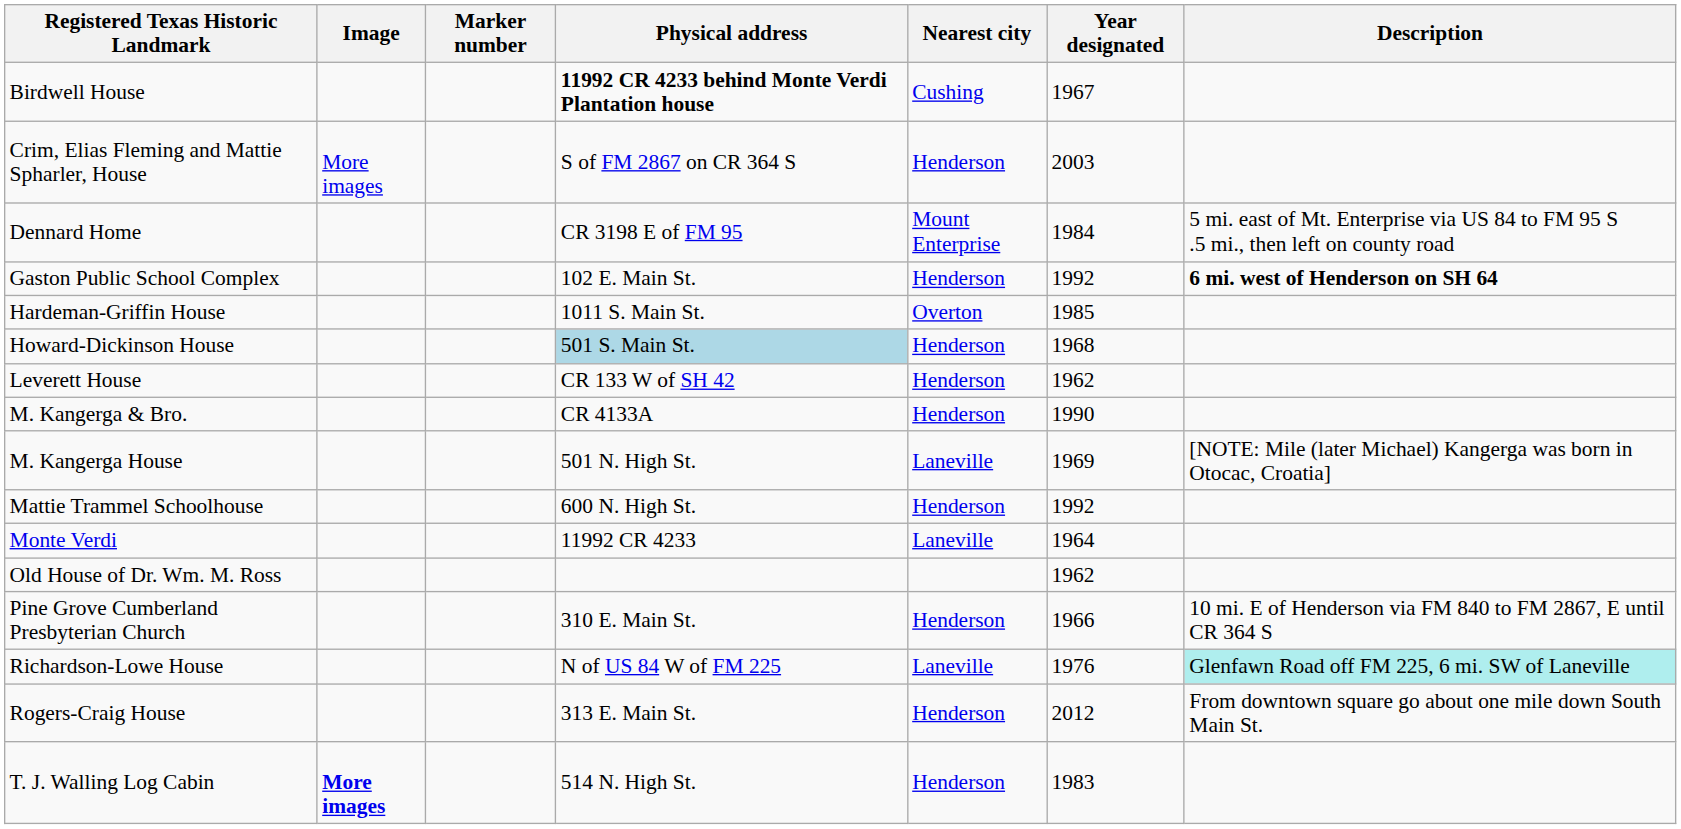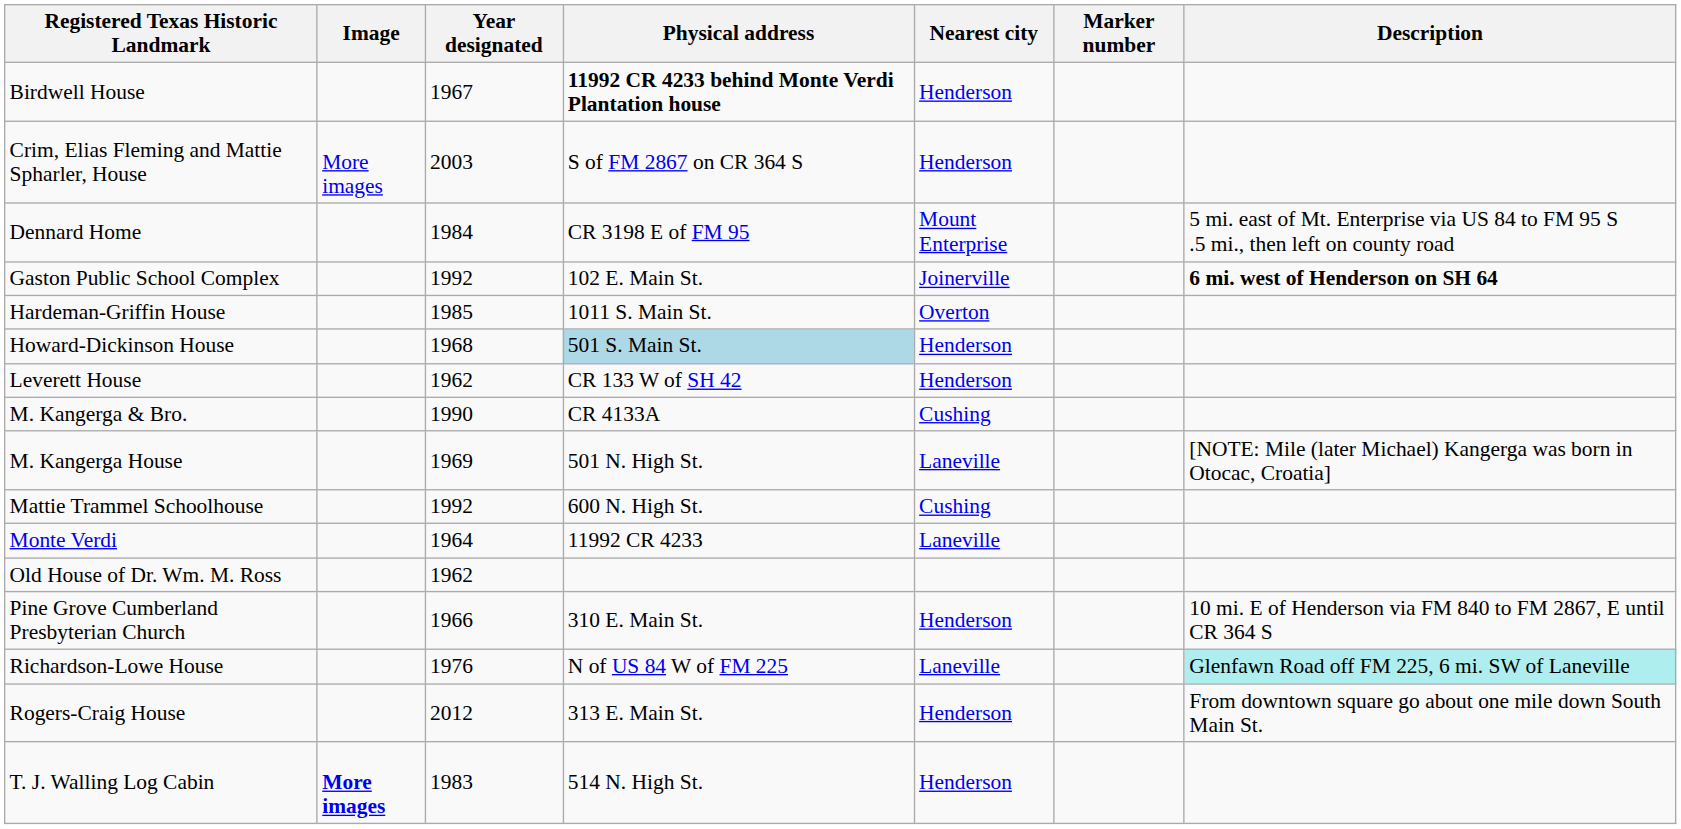columns swapped: (490, 33) <-> (1115, 33)
(948, 91) Cushing -> (966, 91) Henderson
(959, 278) Henderson -> (964, 278) Joinerville
(959, 414) Henderson -> (955, 414) Cushing
(959, 506) Henderson -> (955, 506) Cushing
